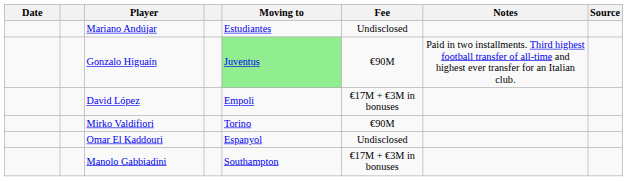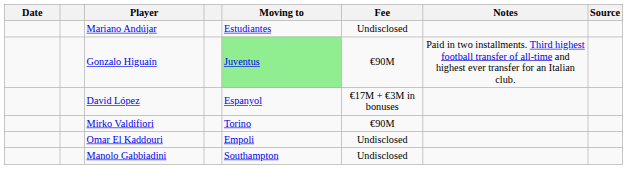(239, 101) Empoli -> (243, 101) Espanyol
(243, 139) Espanyol -> (239, 139) Empoli
(382, 161) €17M + €3M in bonuses -> (382, 156) Undisclosed
